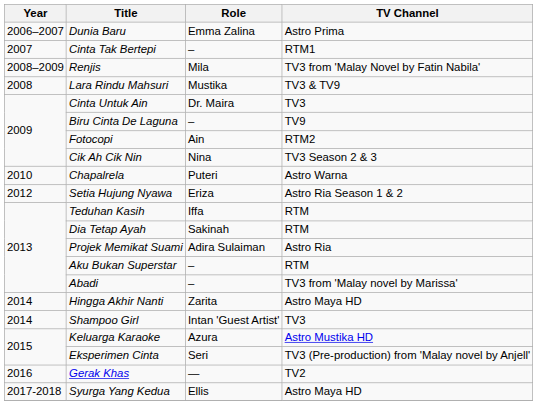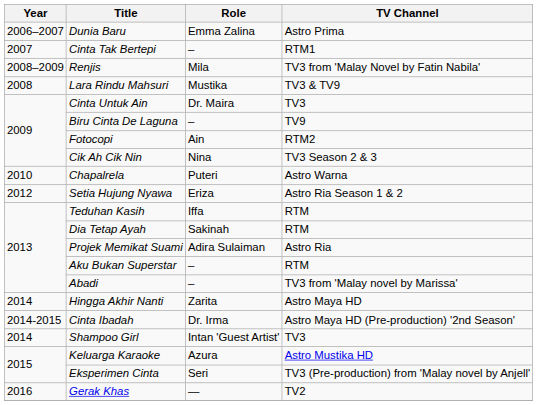+ row: (101, 319)
- row: (119, 391)
